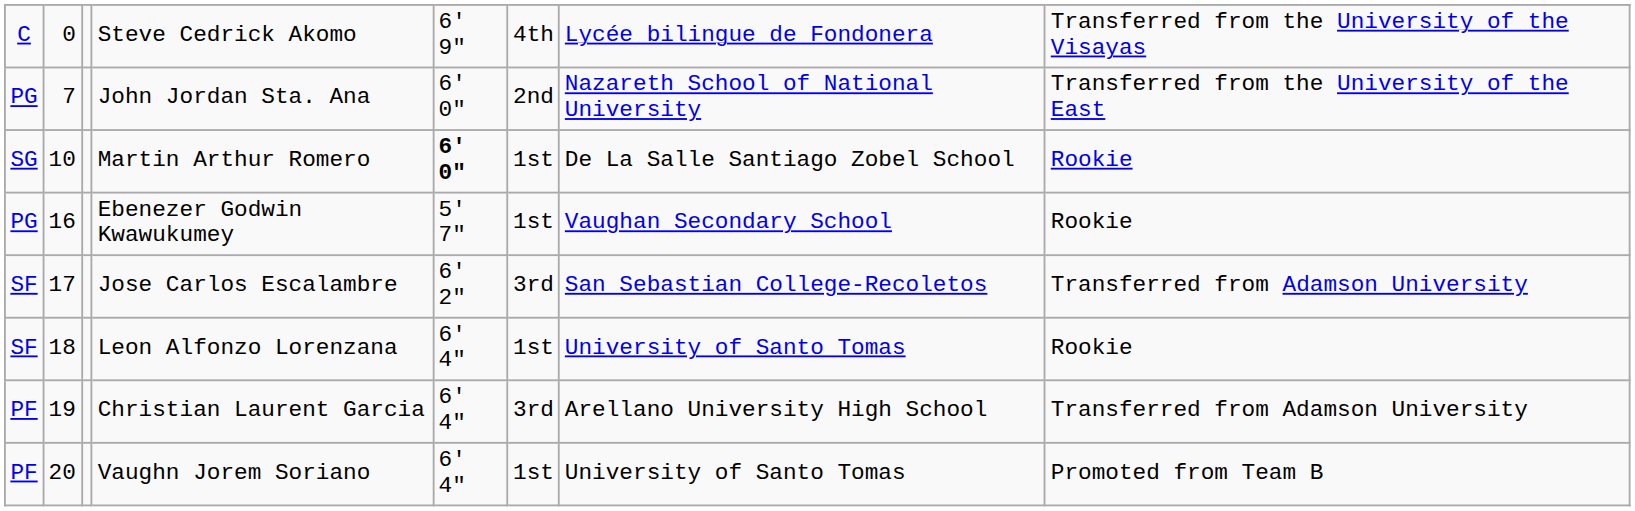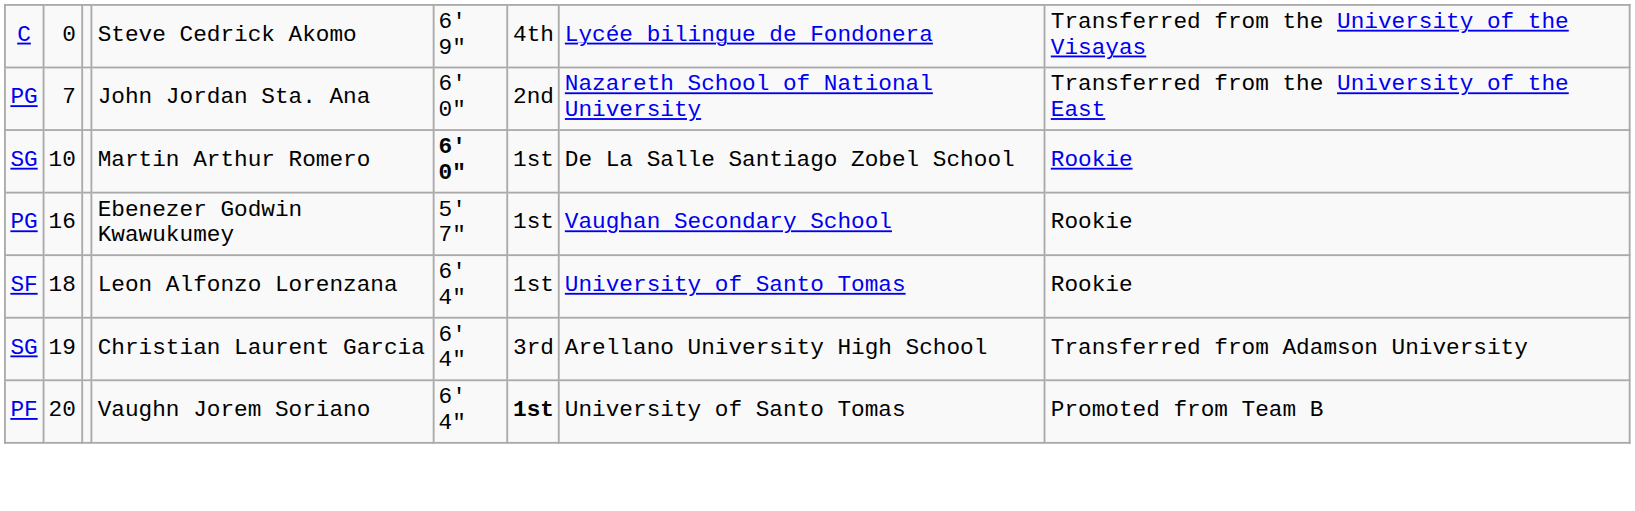- row: (248, 286)
(24, 411) PF -> (24, 349) SG
(533, 474) normal -> (533, 411) bold
